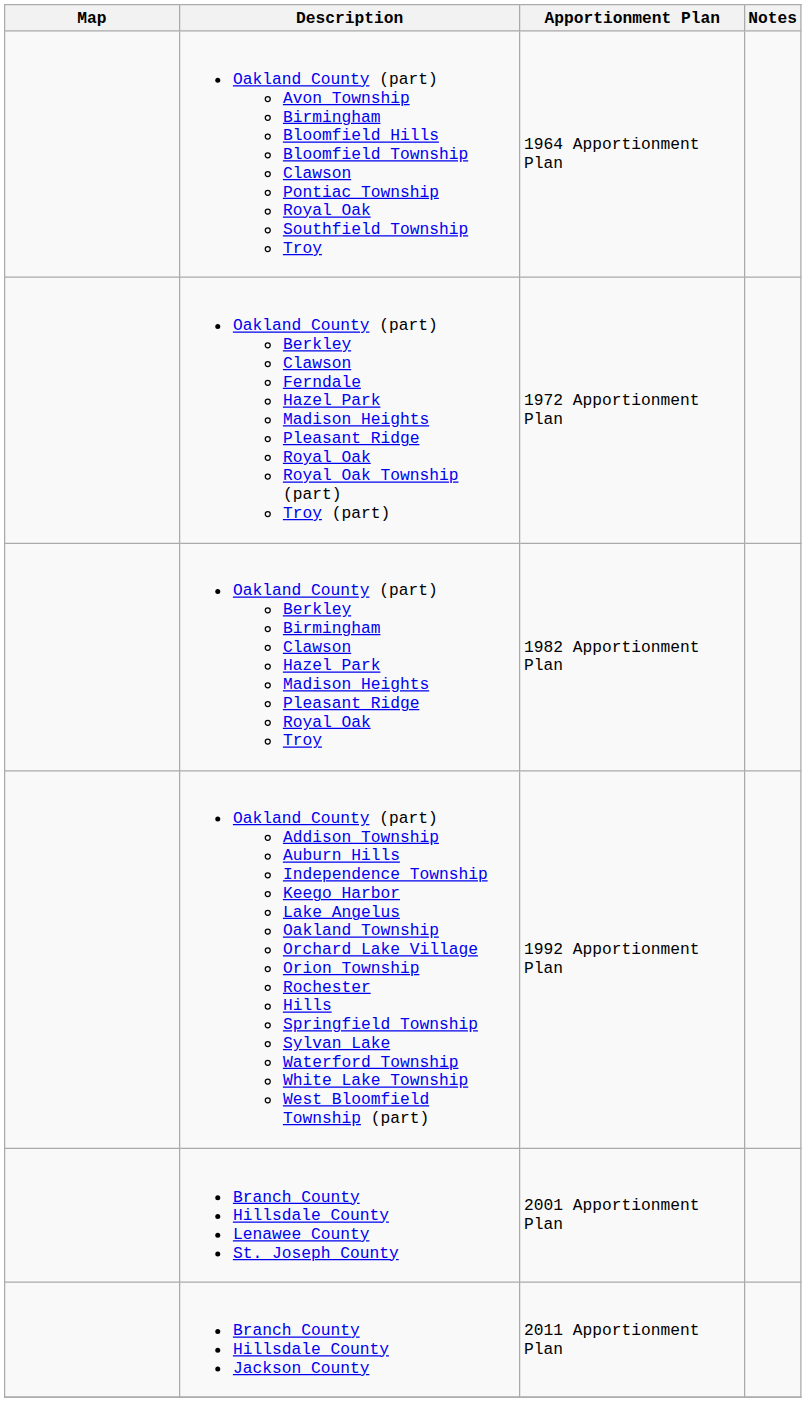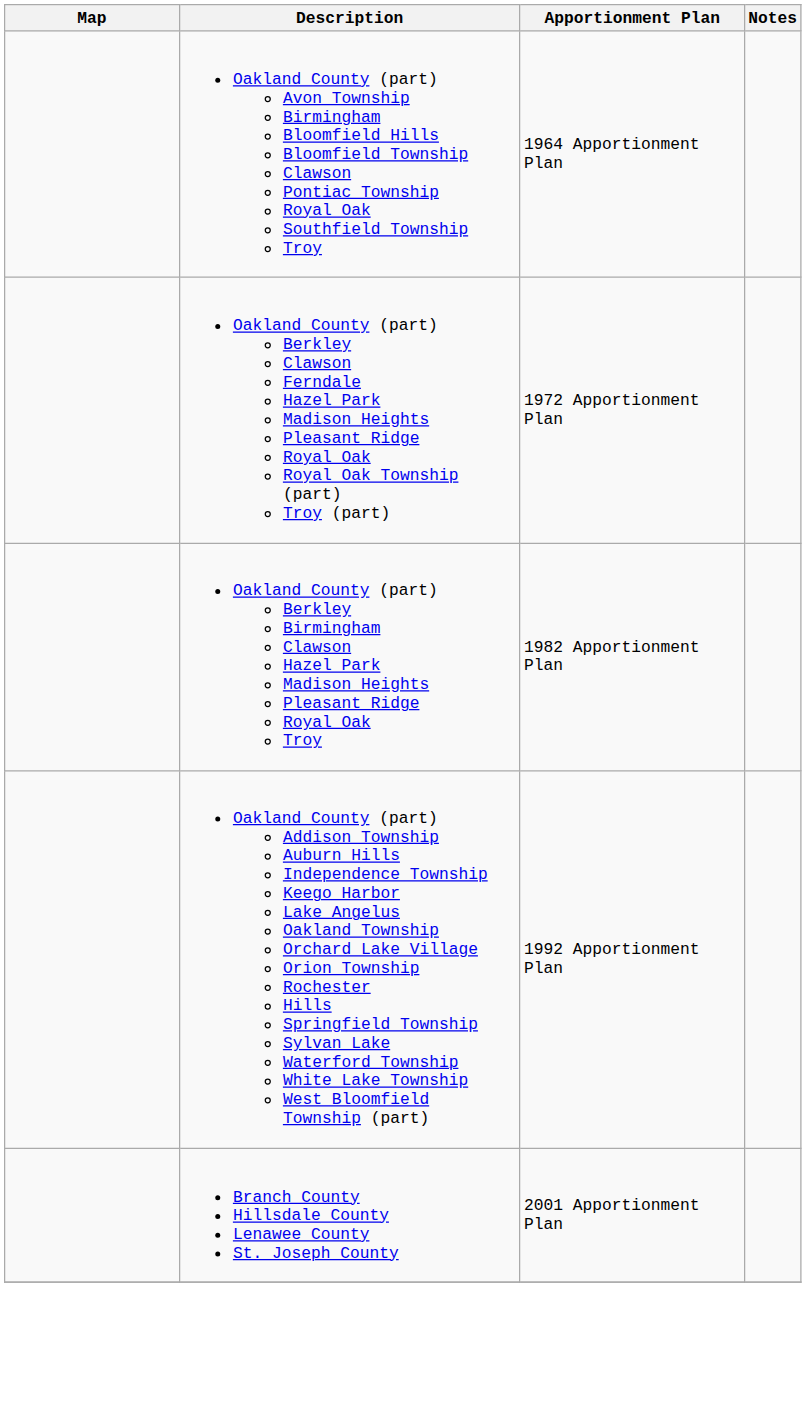- row: (350, 1349)
